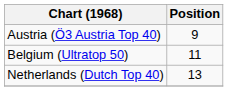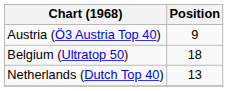(195, 55) 11 -> (195, 55) 18
